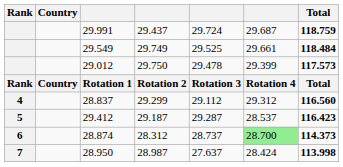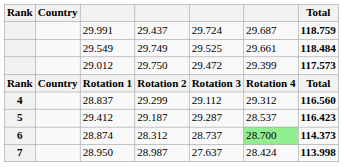(207, 65) 29.478 -> (207, 65) 29.472
